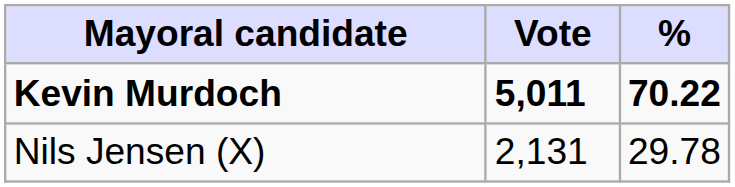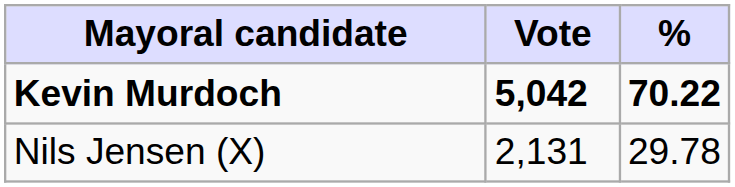(540, 92) 5,011 -> (541, 92) 5,042
